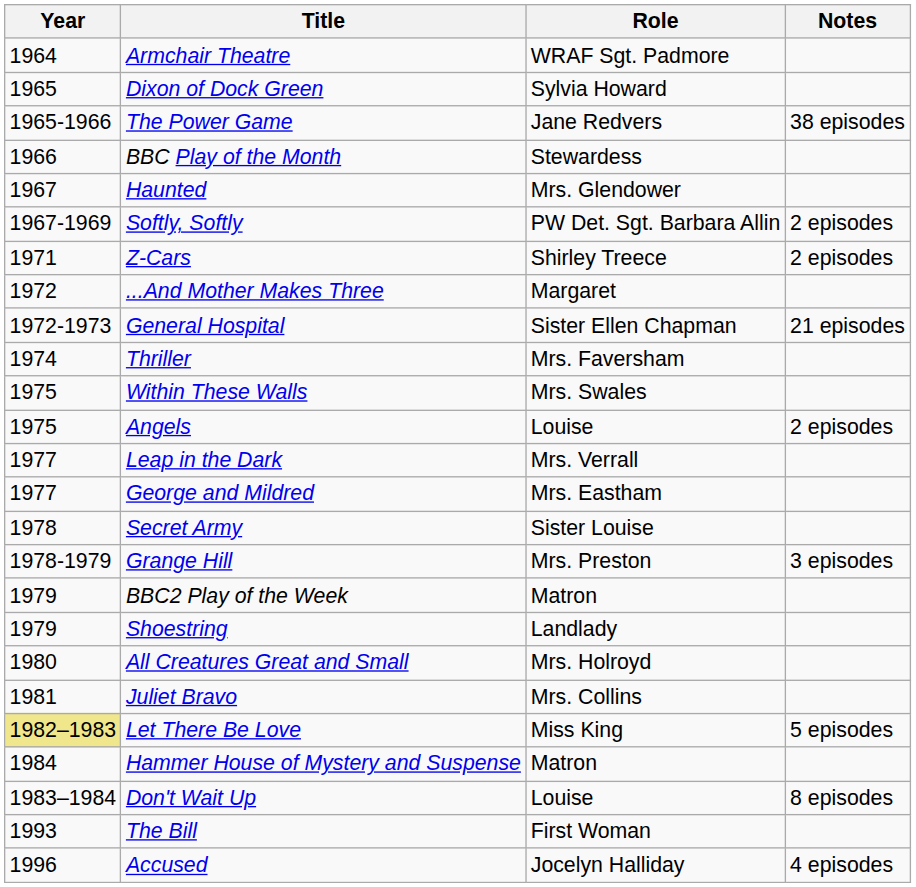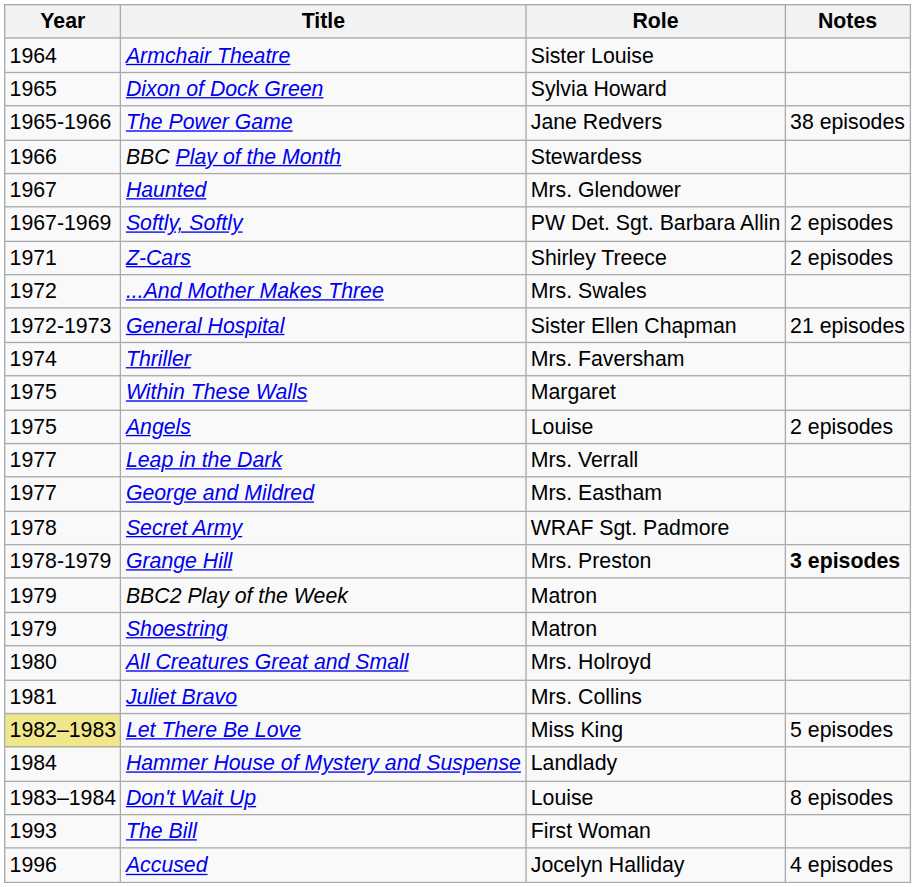(630, 55) WRAF Sgt. Padmore -> (592, 55) Sister Louise
(573, 291) Margaret -> (589, 291) Mrs. Swales
(589, 392) Mrs. Swales -> (573, 392) Margaret
(592, 527) Sister Louise -> (630, 527) WRAF Sgt. Padmore
(842, 561) normal -> (845, 561) bold
(574, 628) Landlady -> (564, 628) Matron
(564, 763) Matron -> (574, 763) Landlady
